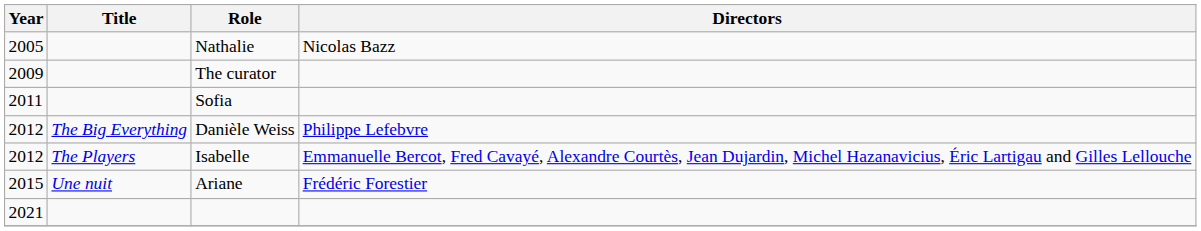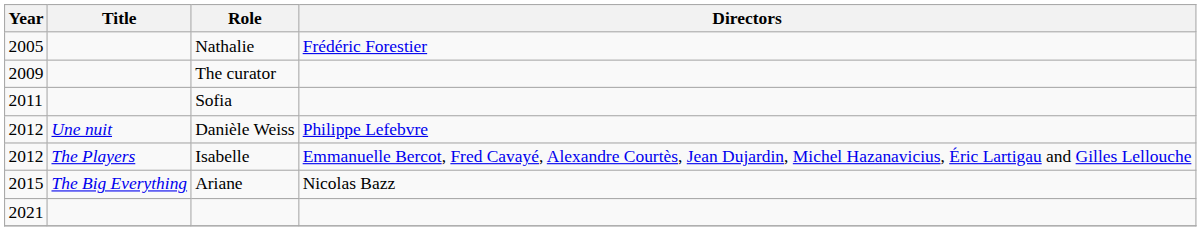(349, 45) Nicolas Bazz -> (365, 45) Frédéric Forestier
(119, 128) The Big Everything -> (82, 128) Une nuit
(82, 184) Une nuit -> (119, 184) The Big Everything
(365, 184) Frédéric Forestier -> (349, 184) Nicolas Bazz
